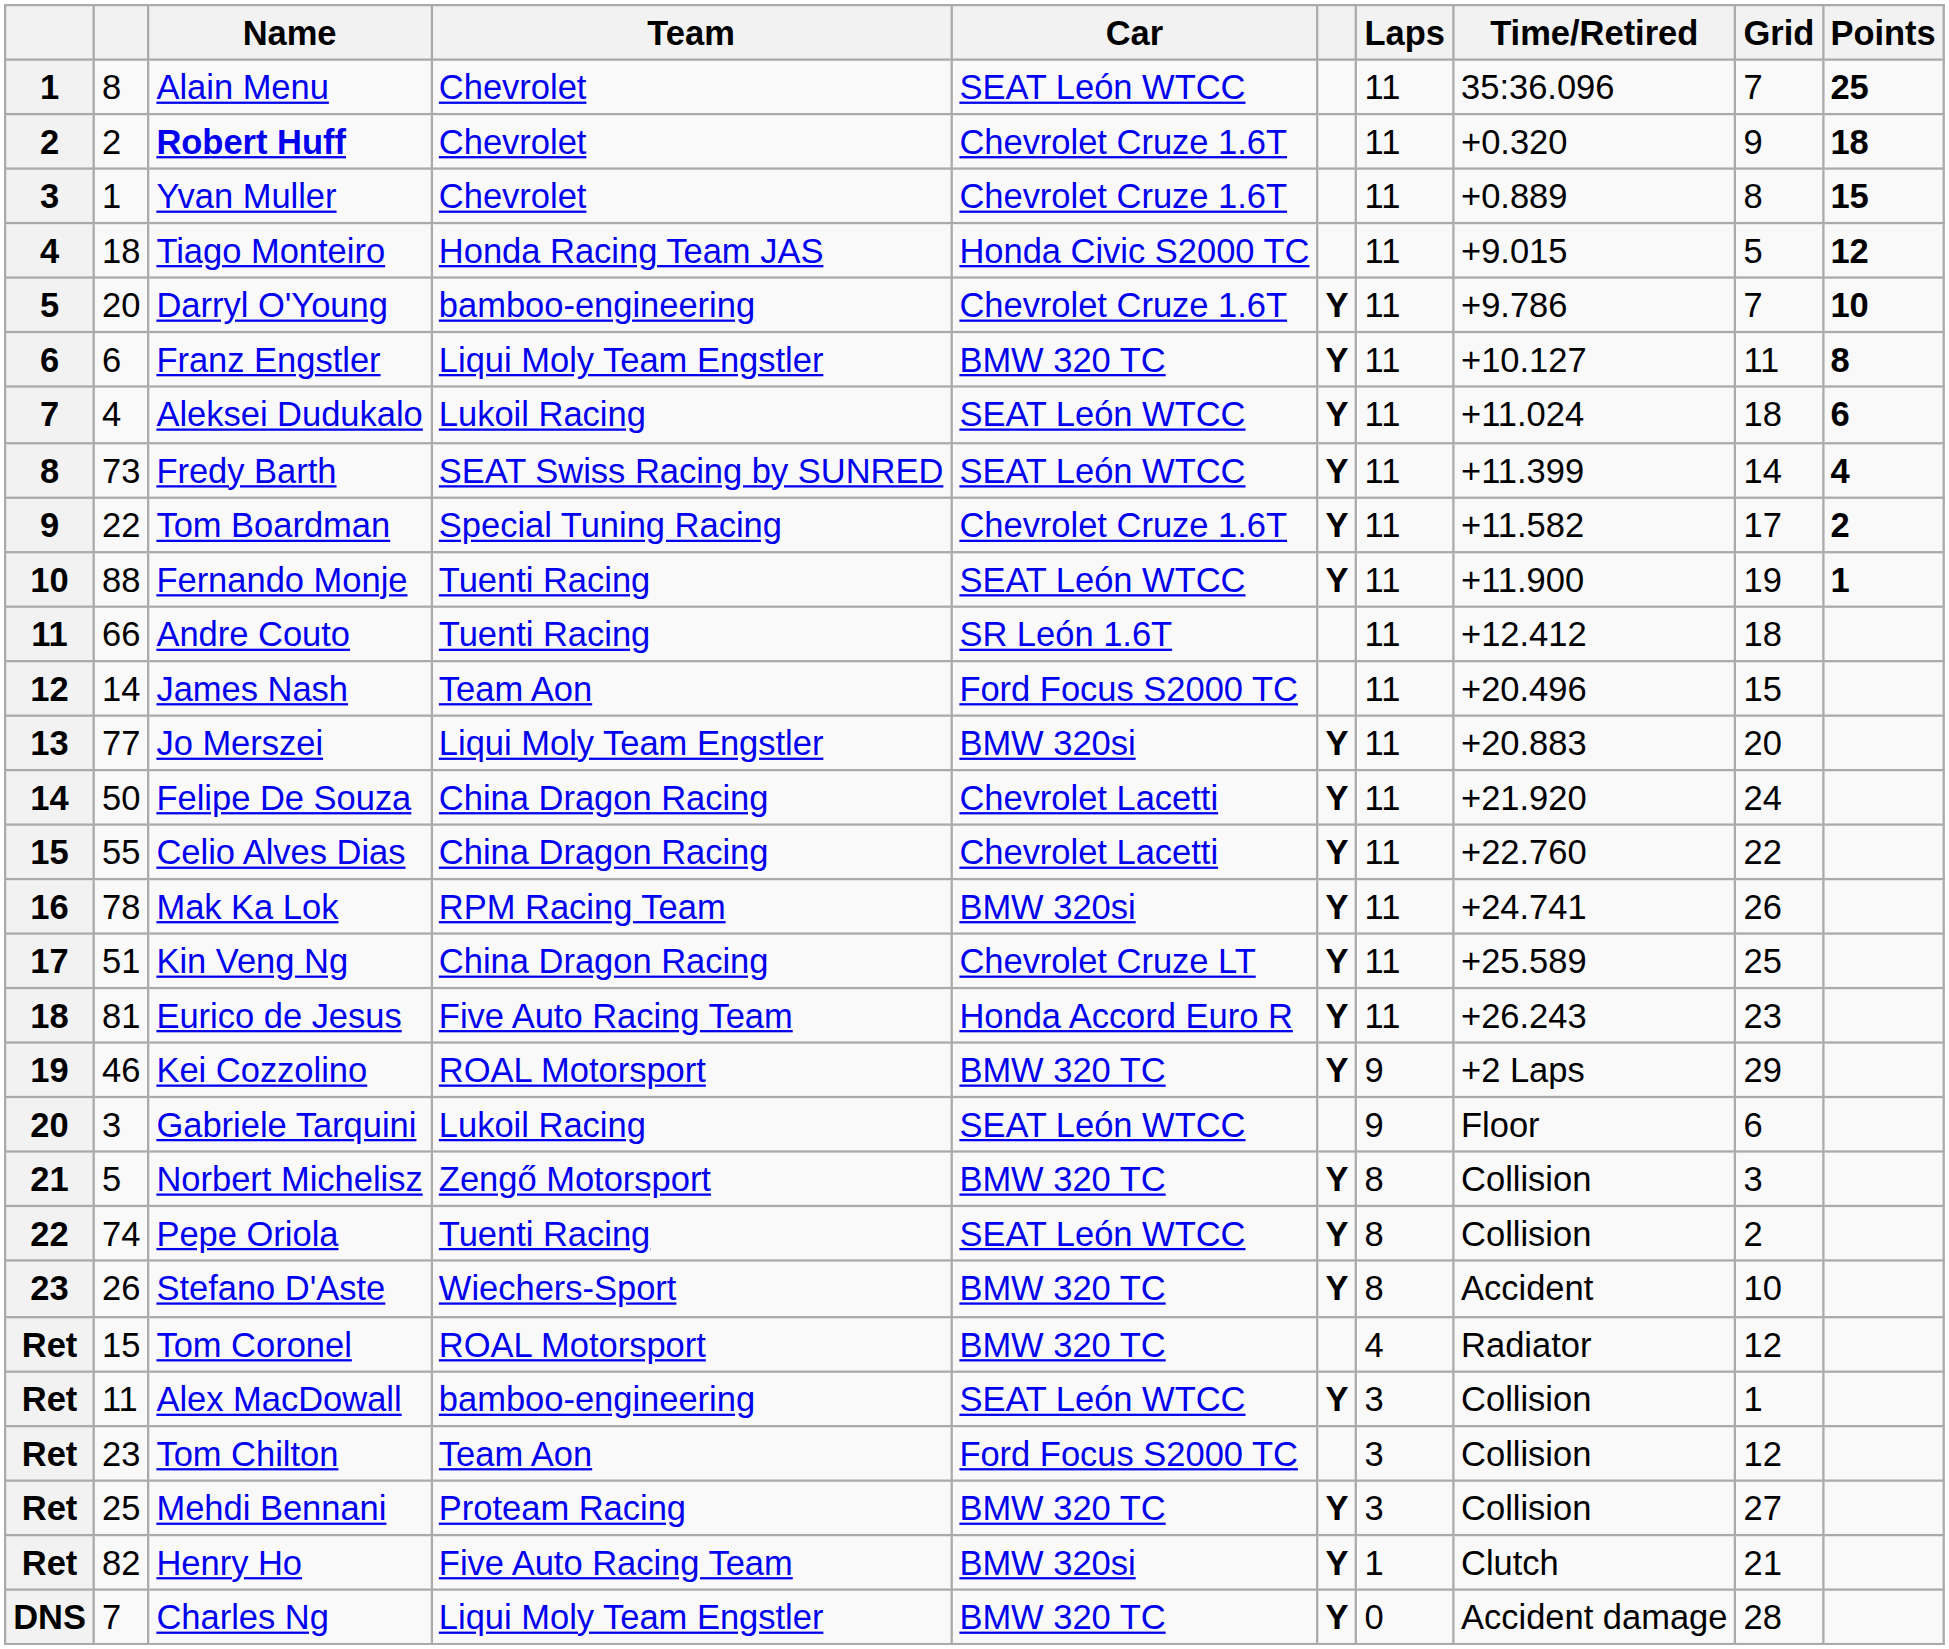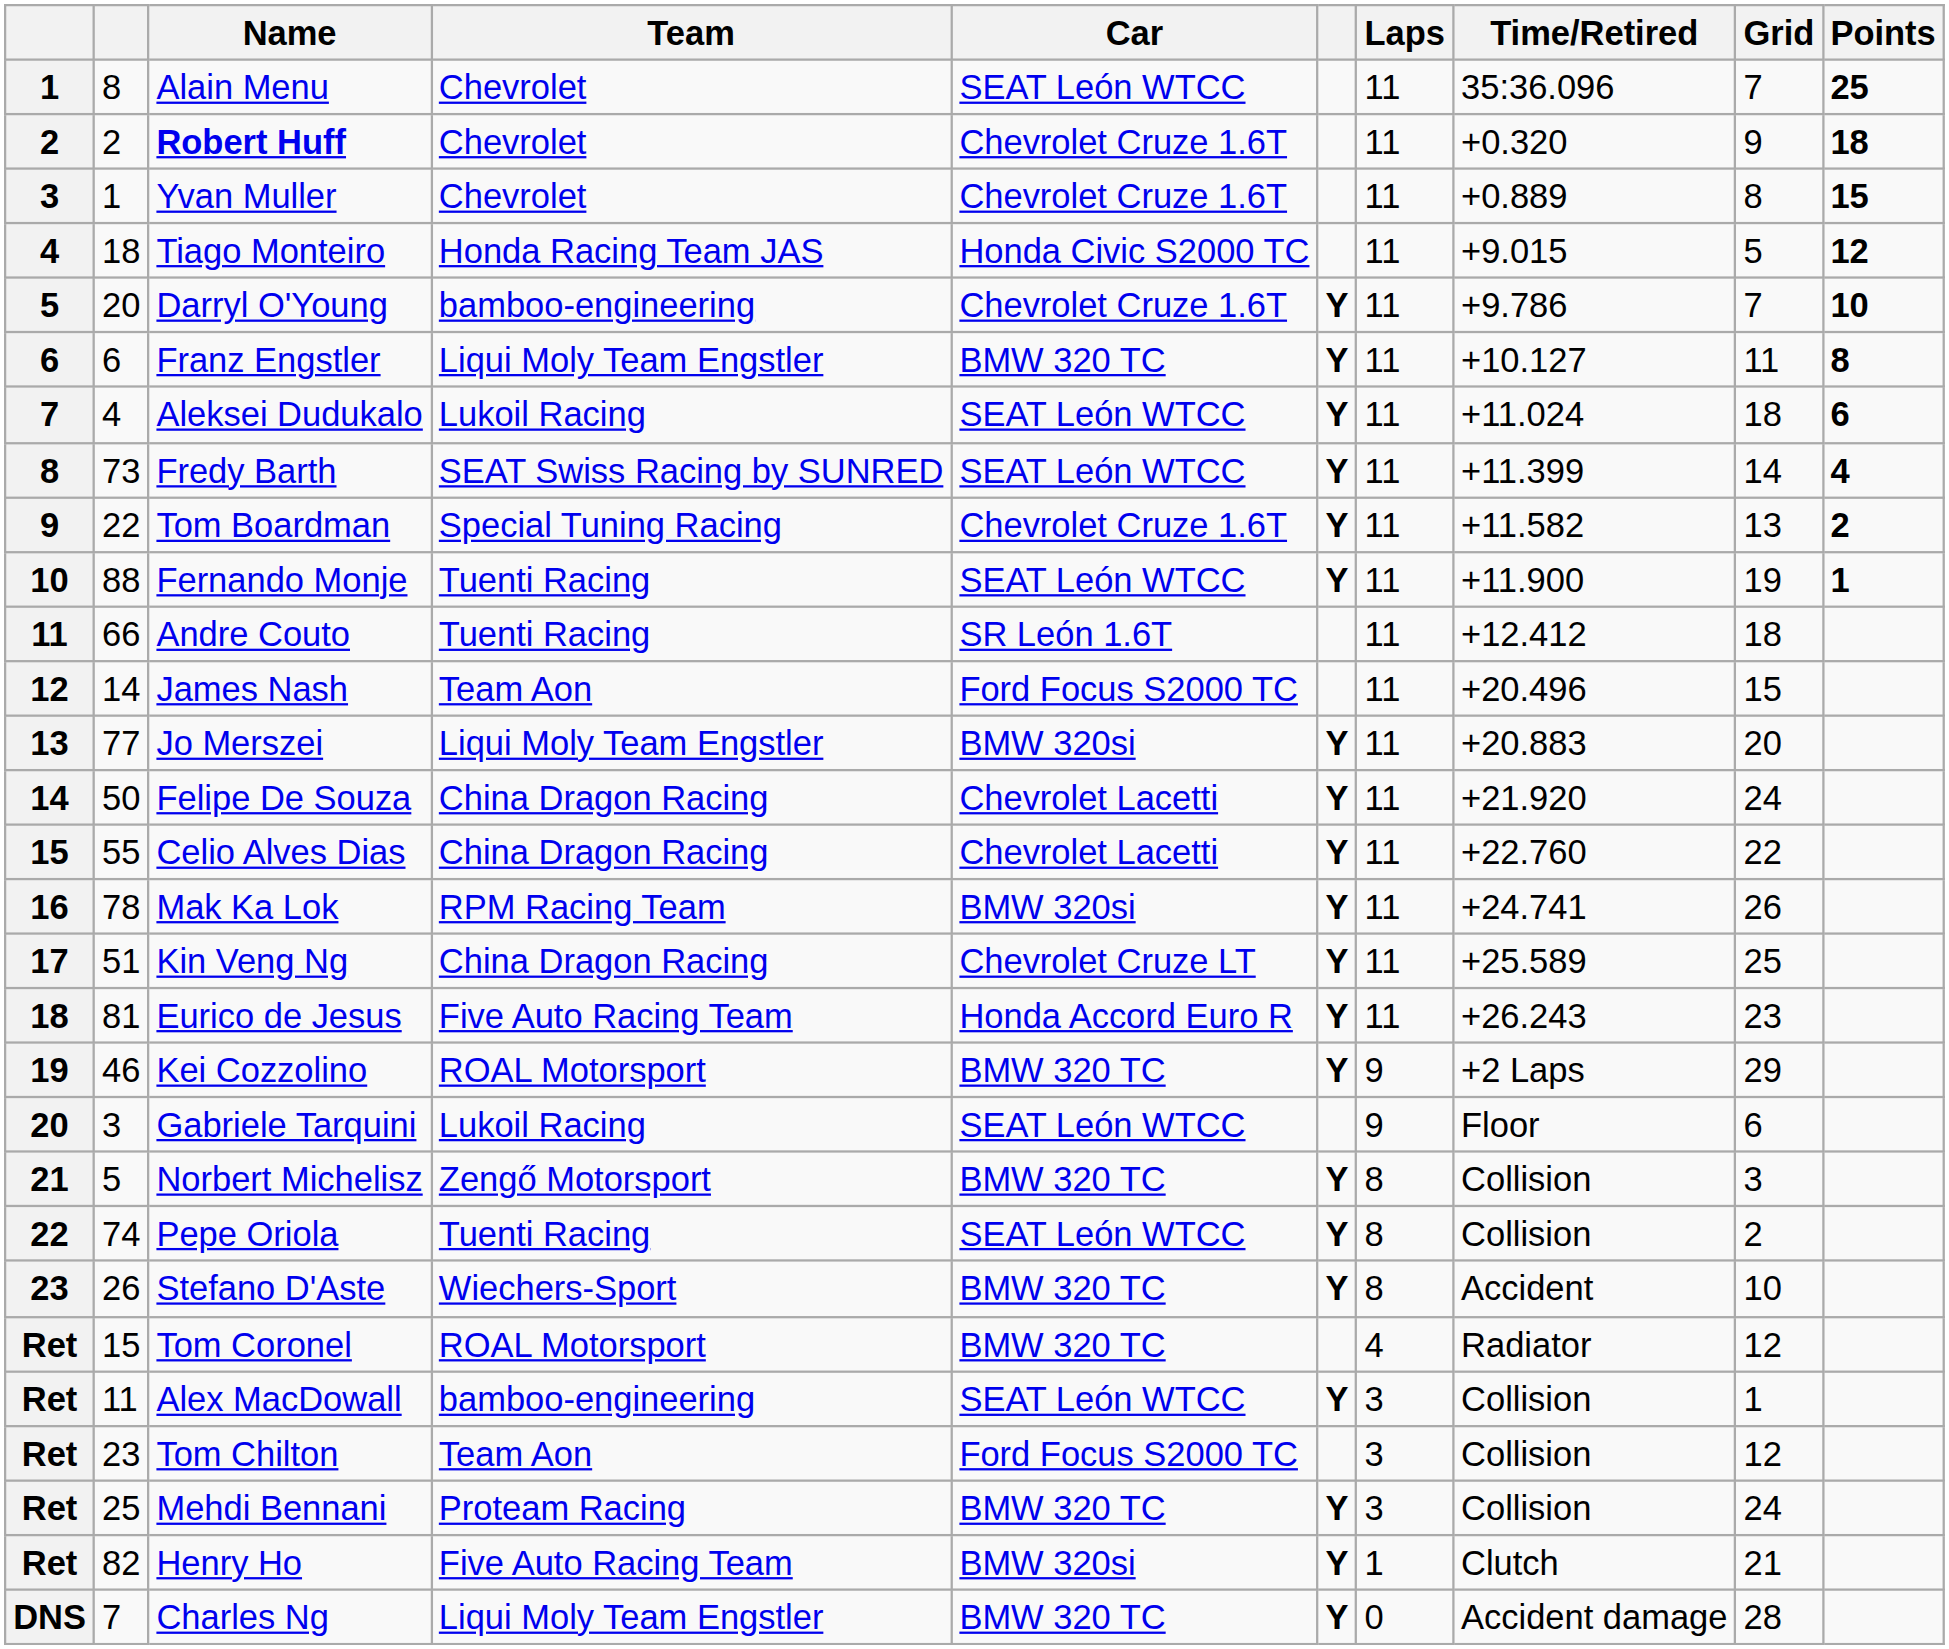(1763, 524) 17 -> (1763, 524) 13
(1763, 1507) 27 -> (1763, 1507) 24
